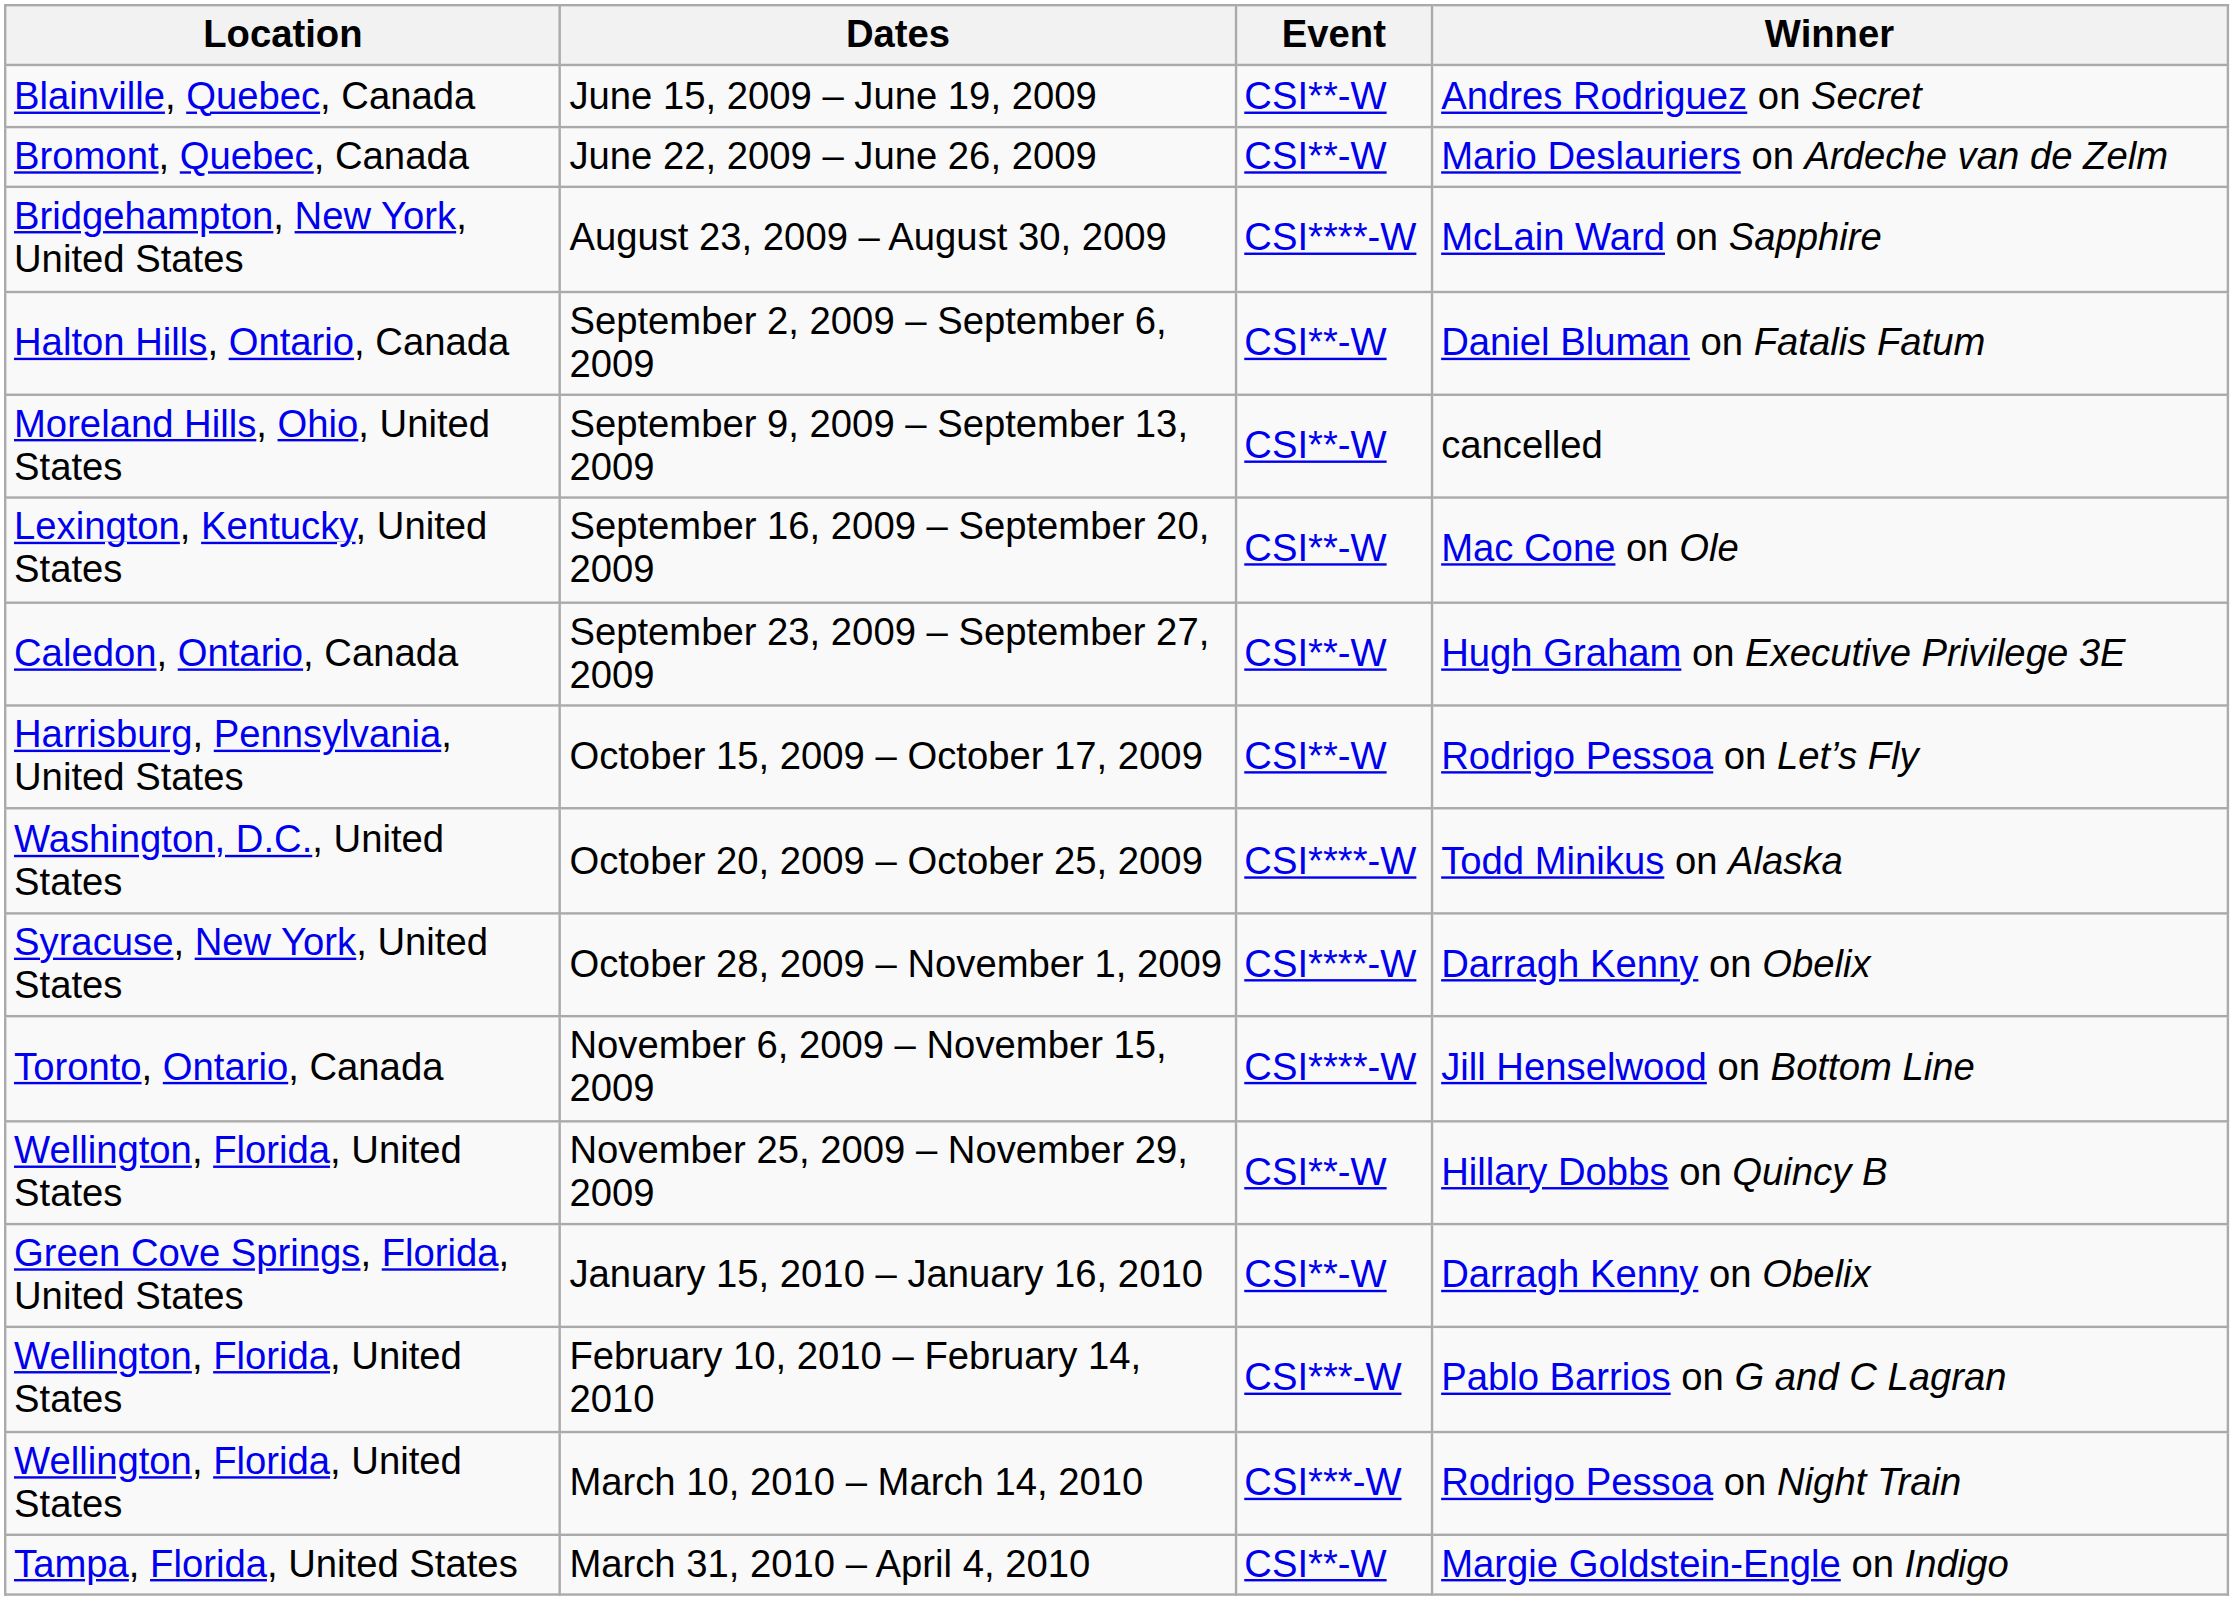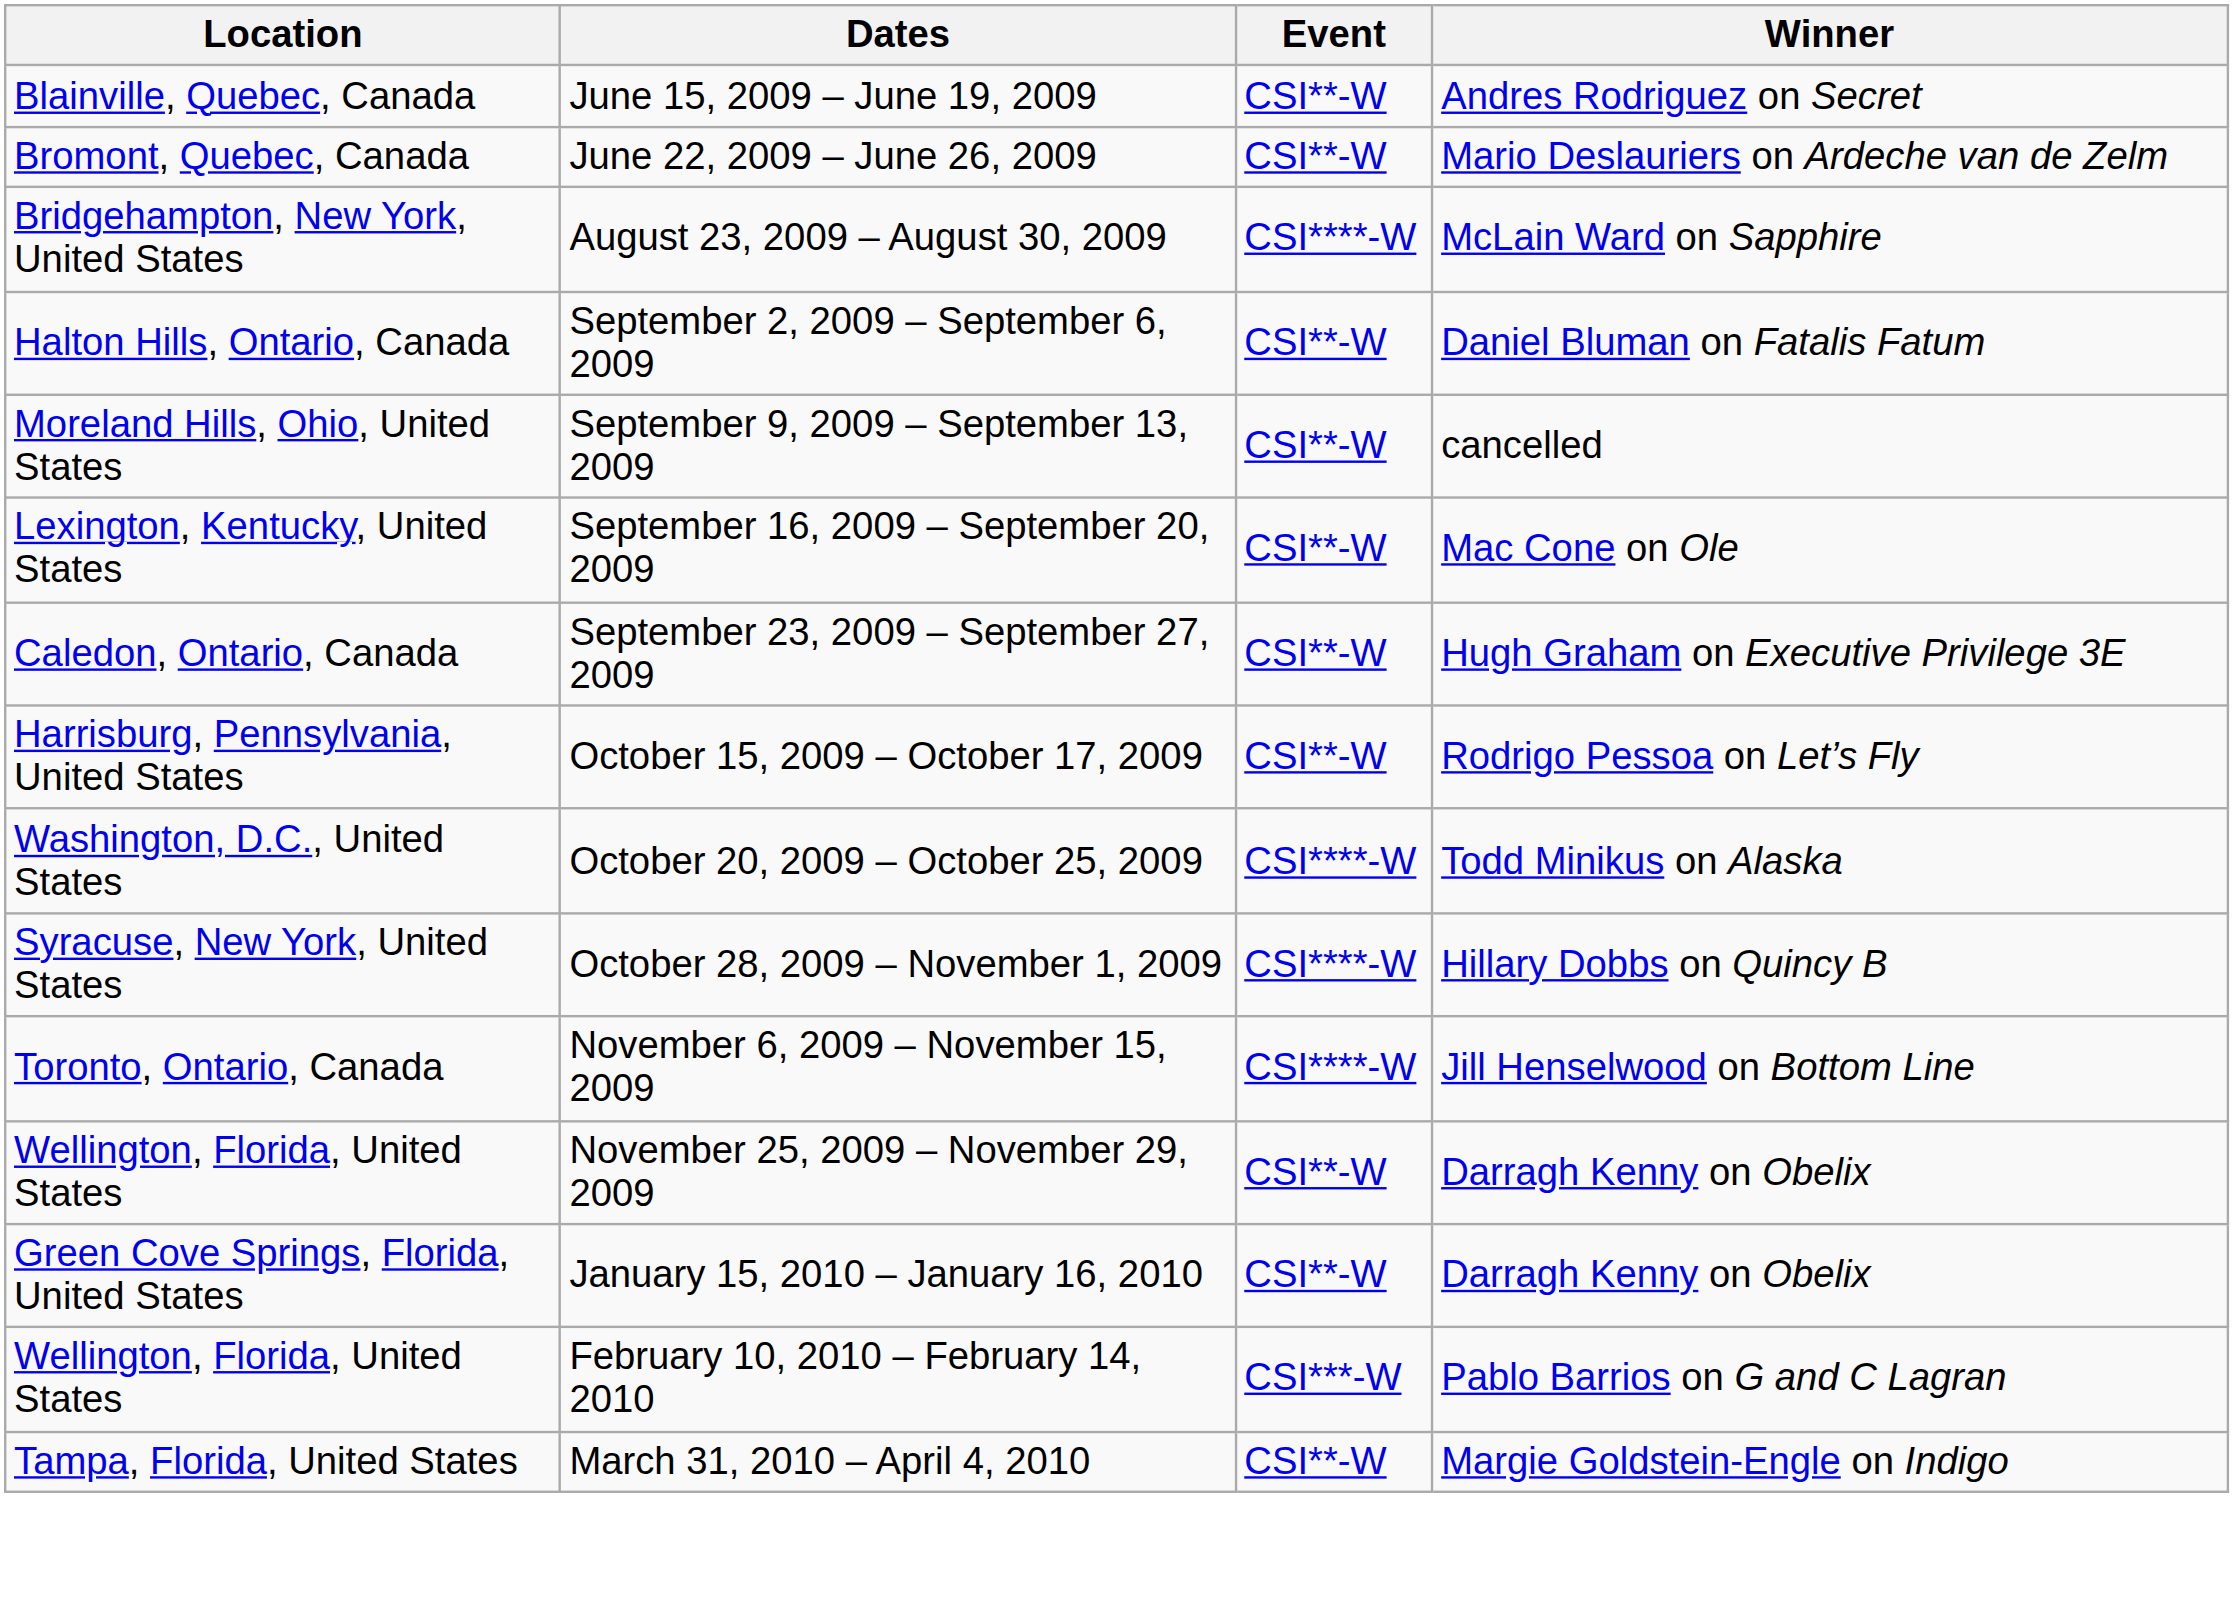(1656, 963) Darragh Kenny on Obelix -> (1664, 963) Hillary Dobbs on Quincy B
(1664, 1171) Hillary Dobbs on Quincy B -> (1656, 1171) Darragh Kenny on Obelix
- row: (856, 1482)
